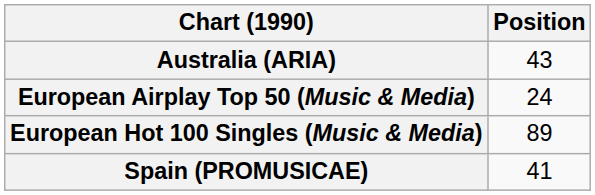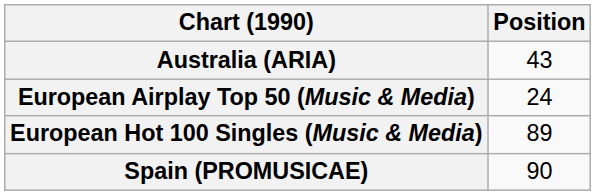(539, 171) 41 -> (539, 171) 90
